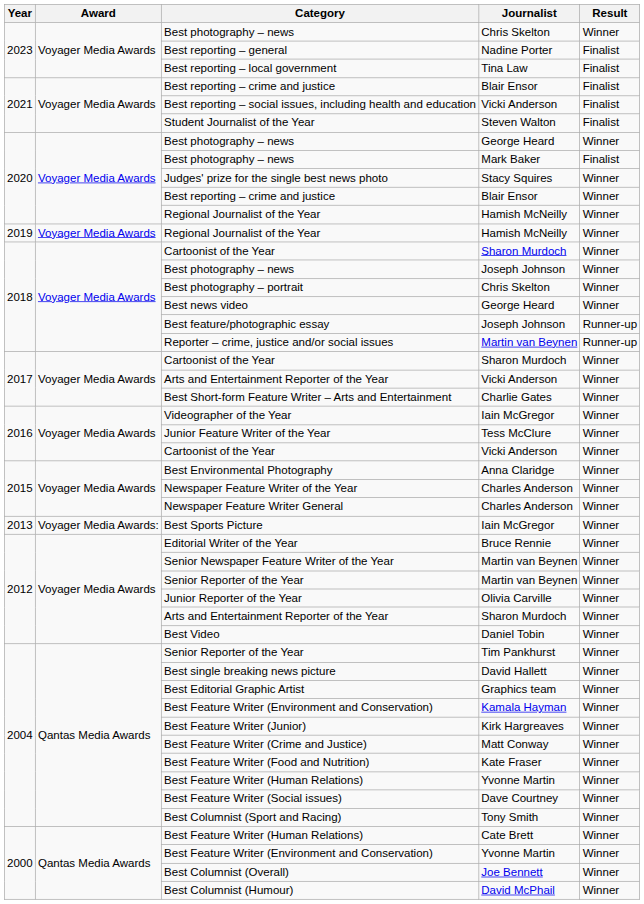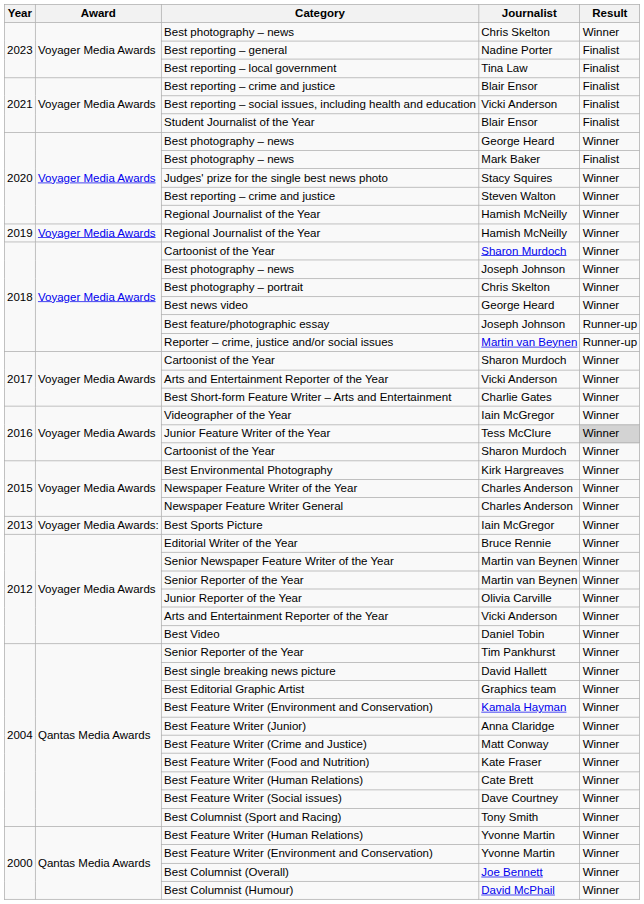(519, 123) Steven Walton -> (509, 123) Blair Ensor
(509, 196) Blair Ensor -> (519, 196) Steven Walton
(601, 433) no background -> (601, 433) lightgrey background
(519, 452) Vicki Anderson -> (524, 452) Sharon Murdoch
(518, 470) Anna Claridge -> (523, 470) Kirk Hargreaves
(524, 616) Sharon Murdoch -> (519, 616) Vicki Anderson
(523, 726) Kirk Hargreaves -> (518, 726) Anna Claridge
(518, 780) Yvonne Martin -> (507, 780) Cate Brett
(507, 835) Cate Brett -> (518, 835) Yvonne Martin
